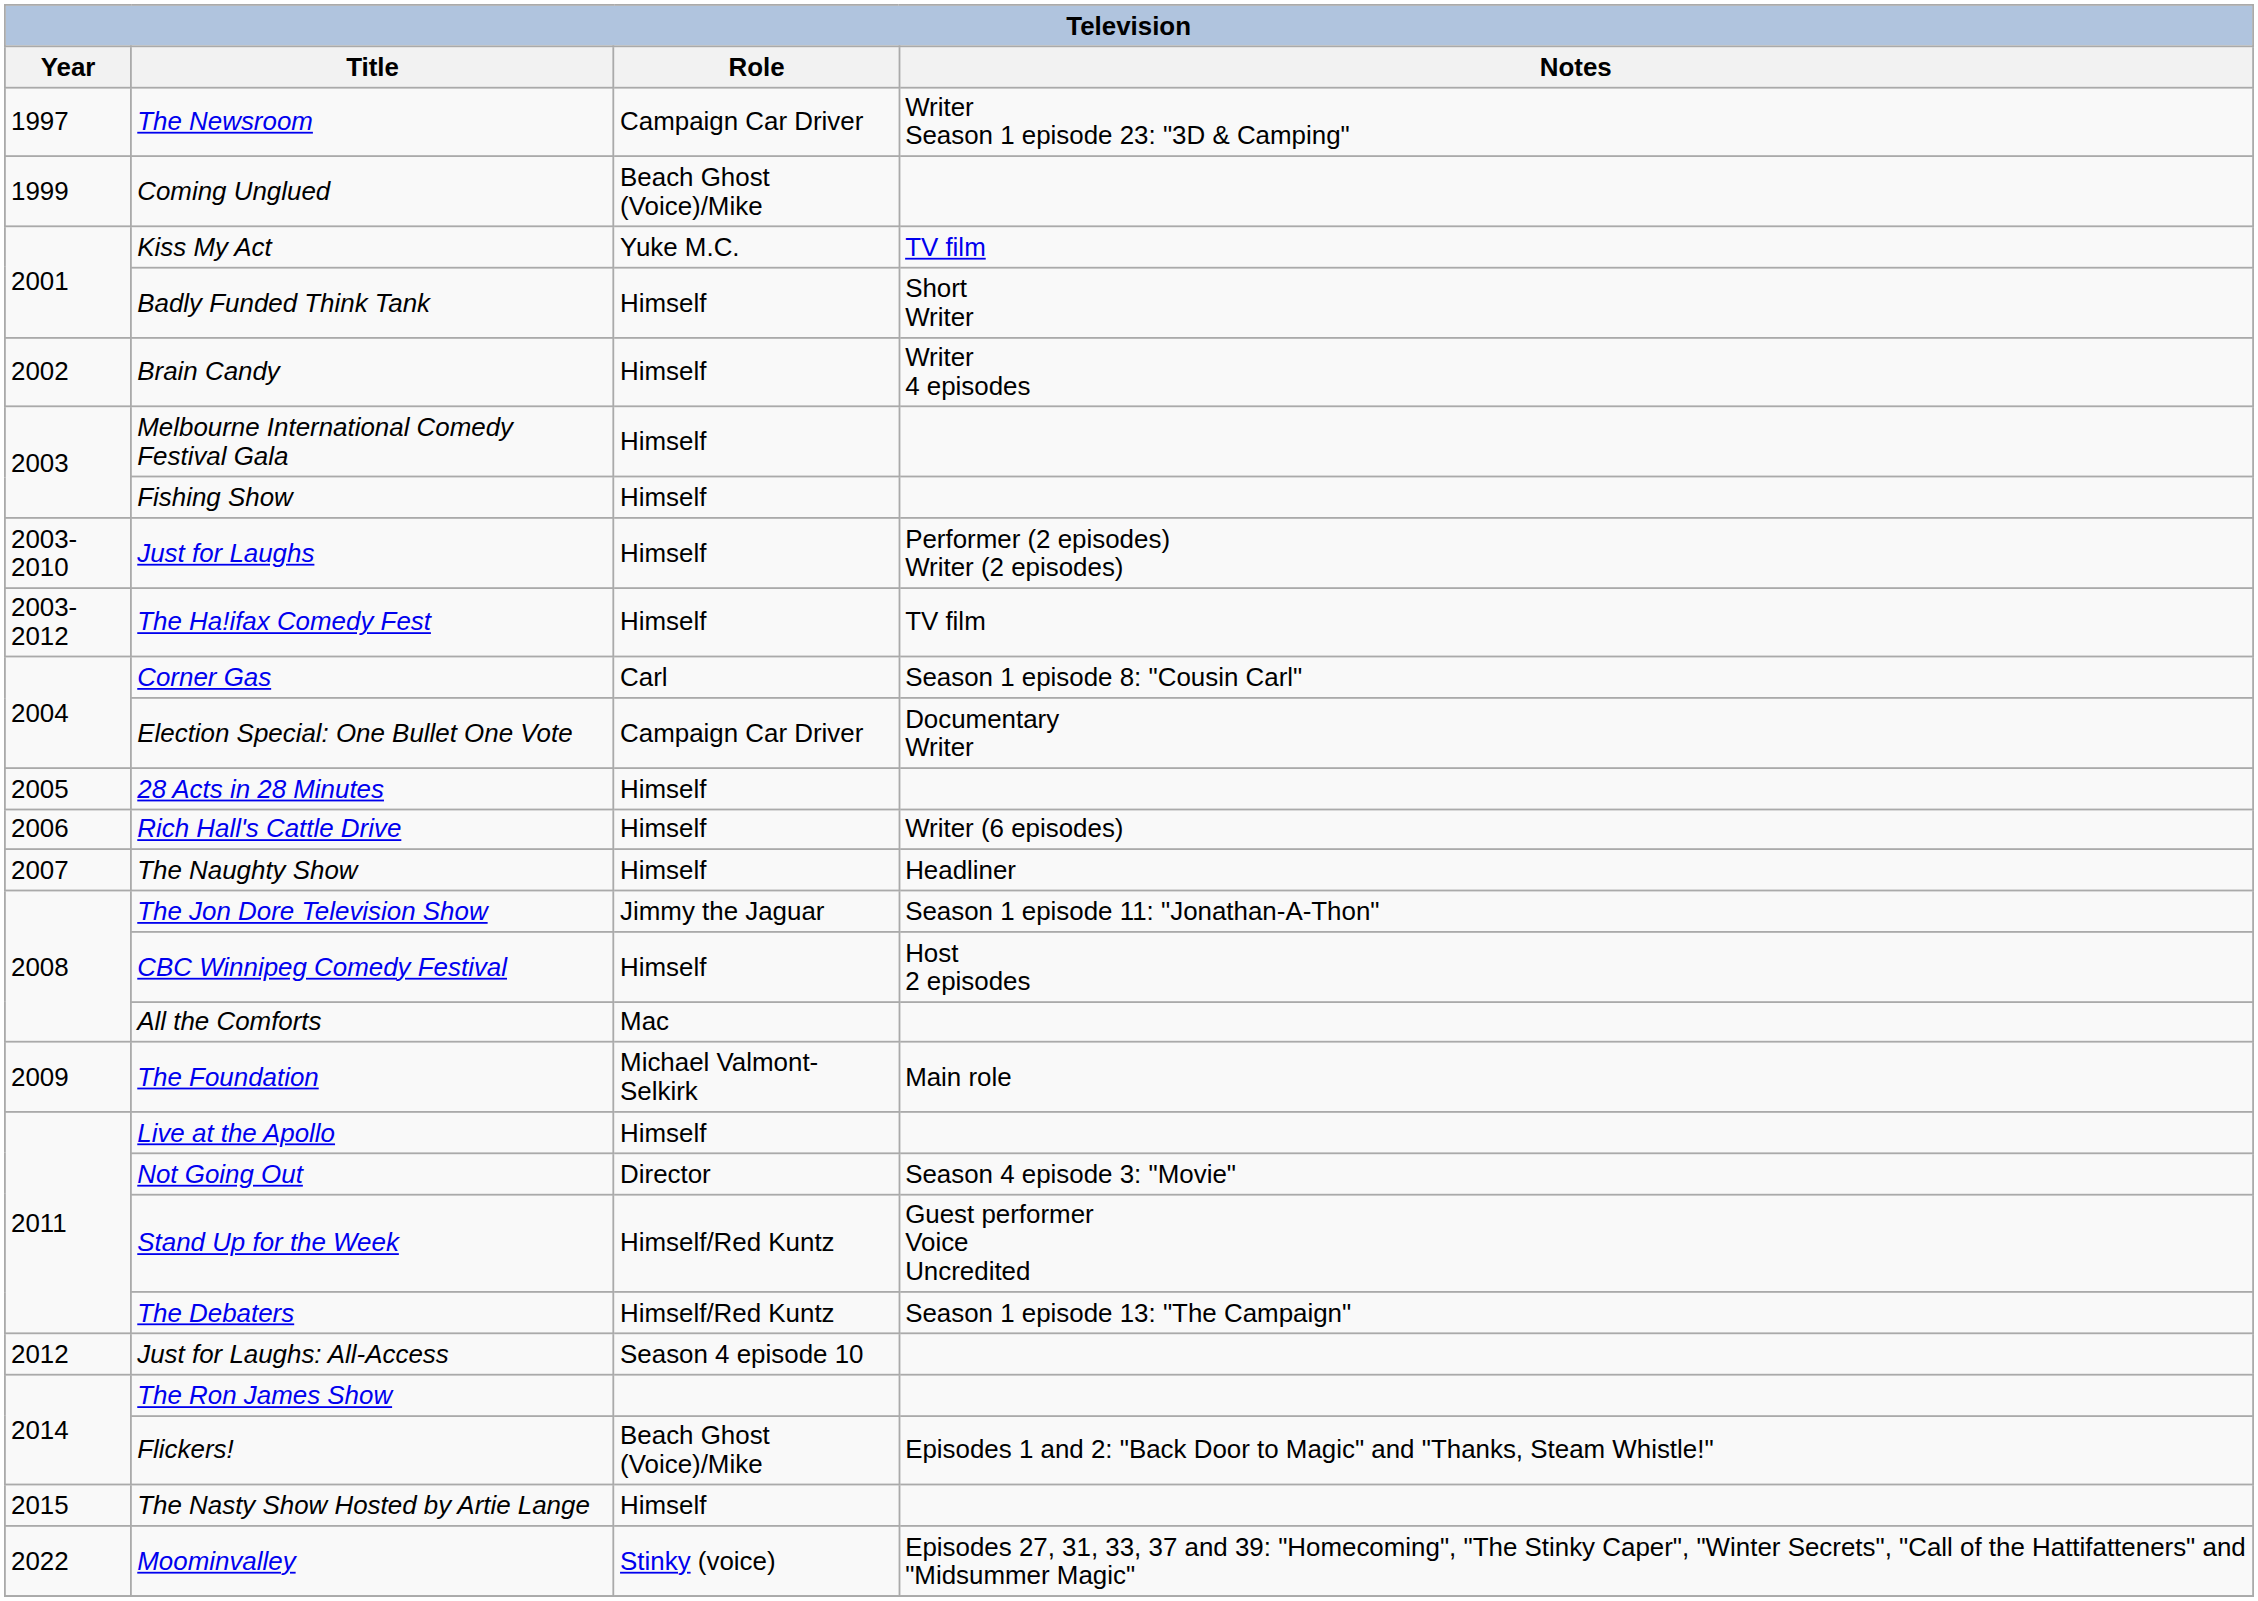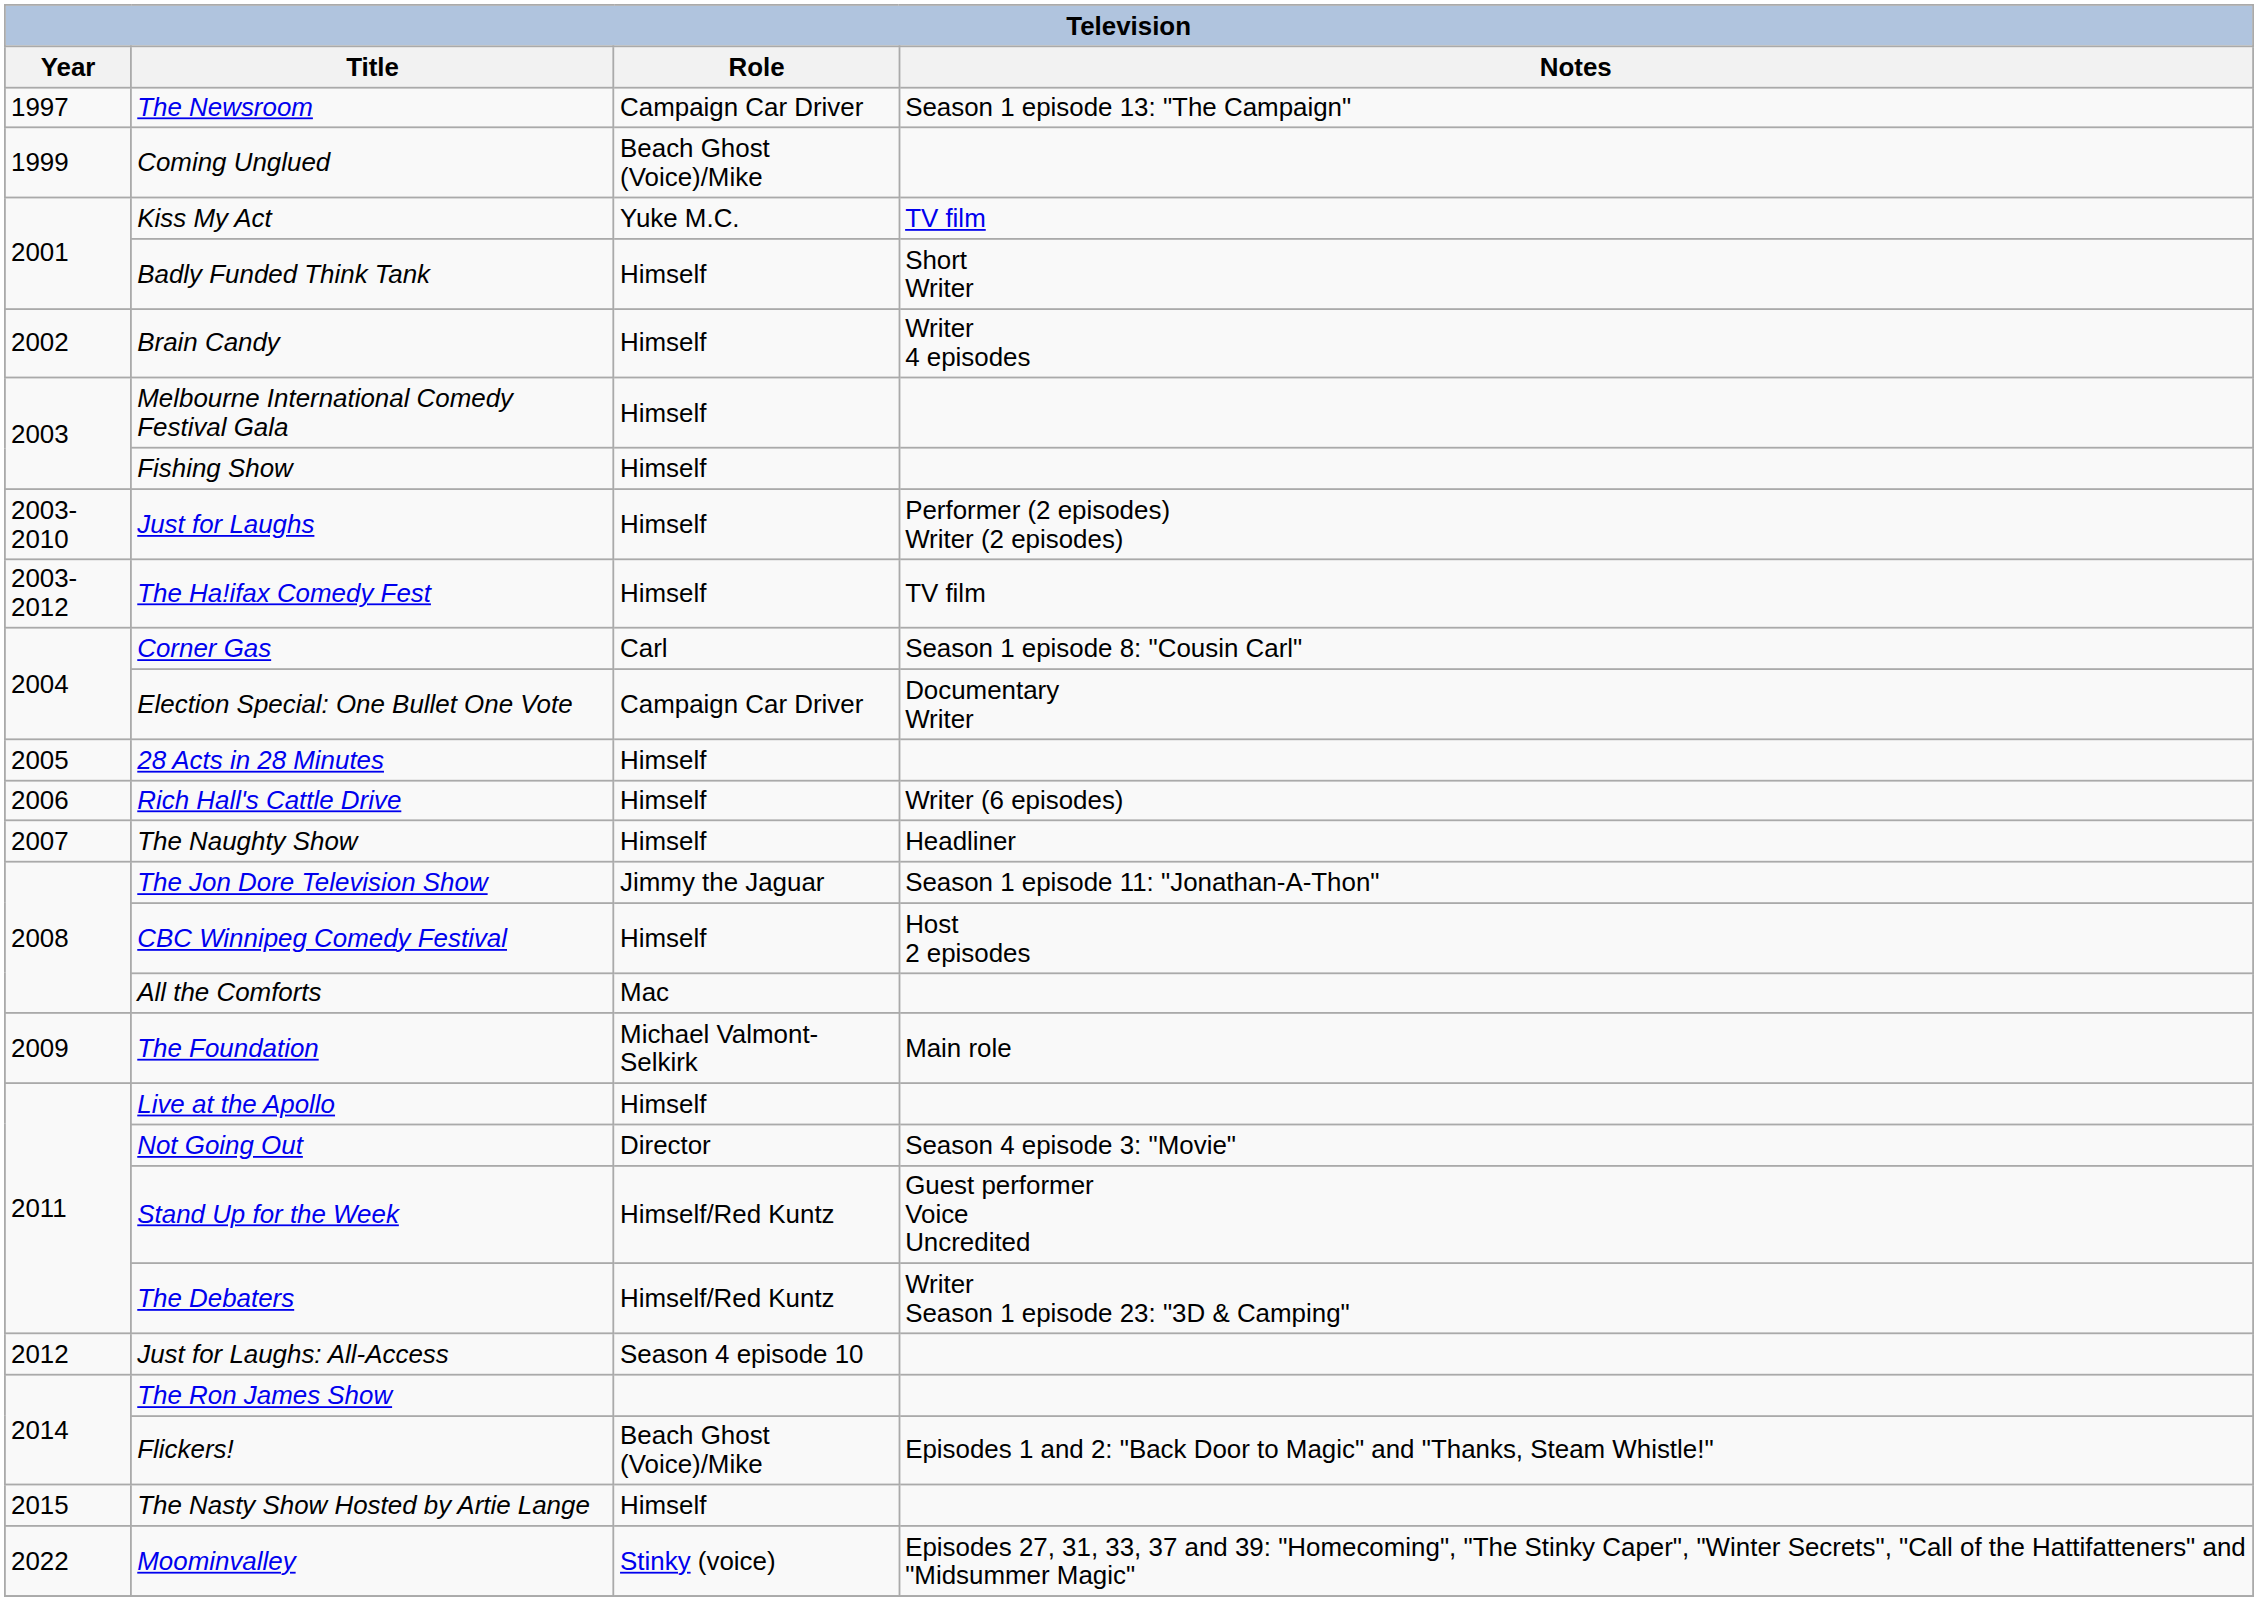(1127, 122) Writer Season 1 episode 23: "3D & Camping" -> (1128, 108) Season 1 episode 13: "The Campaign"
(1128, 1313) Season 1 episode 13: "The Campaign" -> (1127, 1299) Writer Season 1 episode 23: "3D & Camping"
